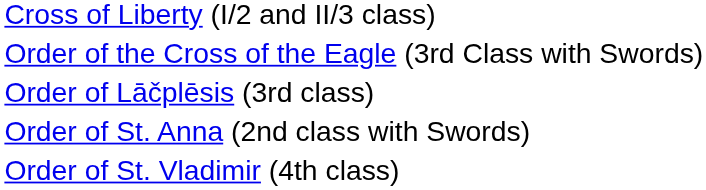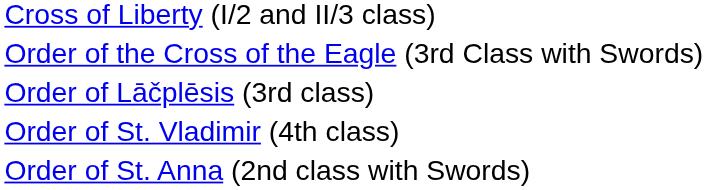rows swapped: (202, 170) <-> (267, 131)
